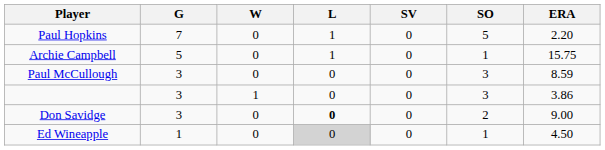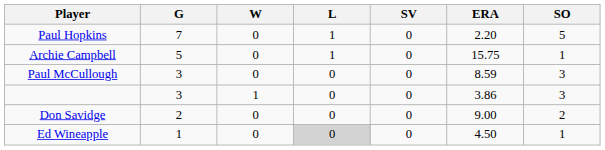columns swapped: (562, 14) <-> (485, 14)
(179, 114) 3 -> (179, 114) 2
(332, 114) bold -> (332, 114) normal
